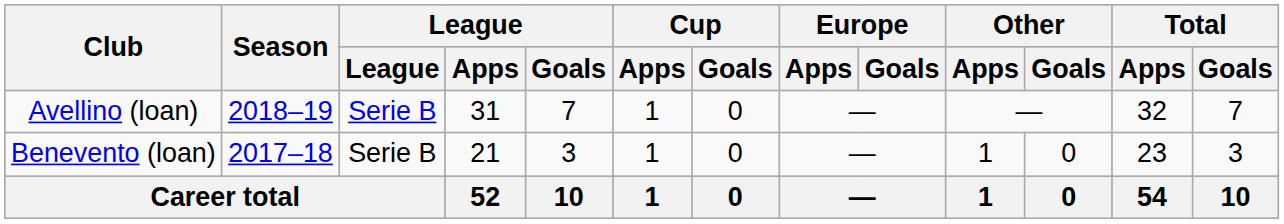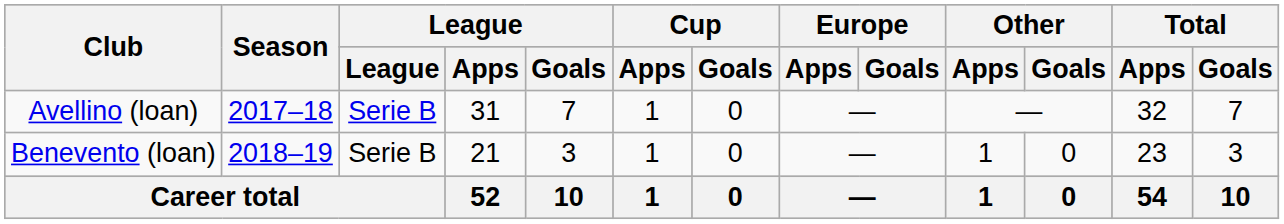(281, 111) 2018–19 -> (281, 111) 2017–18
(281, 153) 2017–18 -> (281, 153) 2018–19
